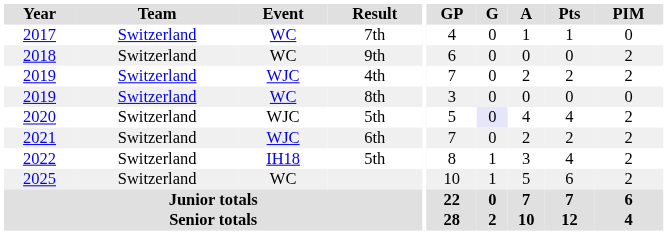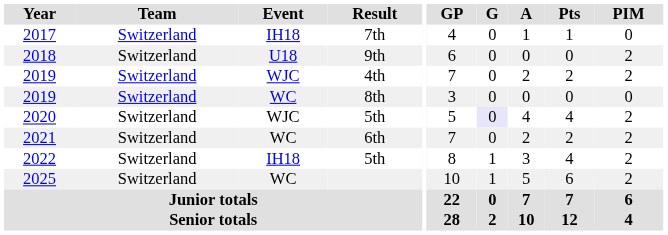(283, 34) WC -> (283, 34) IH18
(283, 55) WC -> (283, 55) U18
(283, 137) WJC -> (283, 137) WC
